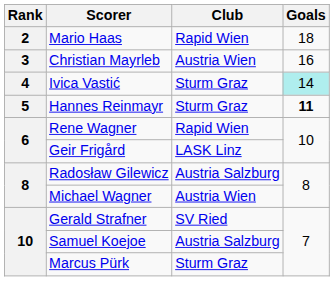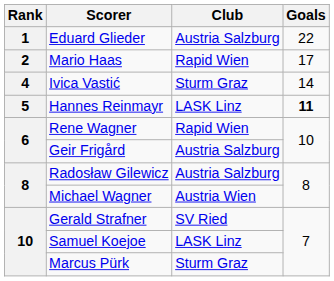+ row: (97, 38)
(306, 38) 18 -> (306, 60) 17
- row: (105, 60)
(306, 83) paleturquoise background -> (306, 83) no background
(212, 106) Sturm Graz -> (208, 106) LASK Linz
(208, 151) LASK Linz -> (227, 151) Austria Salzburg
(227, 241) Austria Salzburg -> (208, 241) LASK Linz
